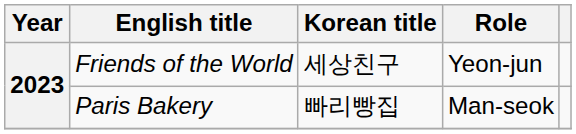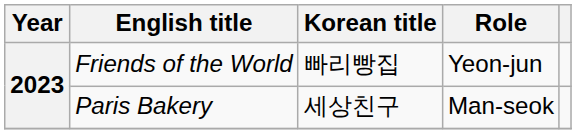(352, 63) 세상친구 -> (352, 63) 빠리빵집
(352, 106) 빠리빵집 -> (352, 106) 세상친구
